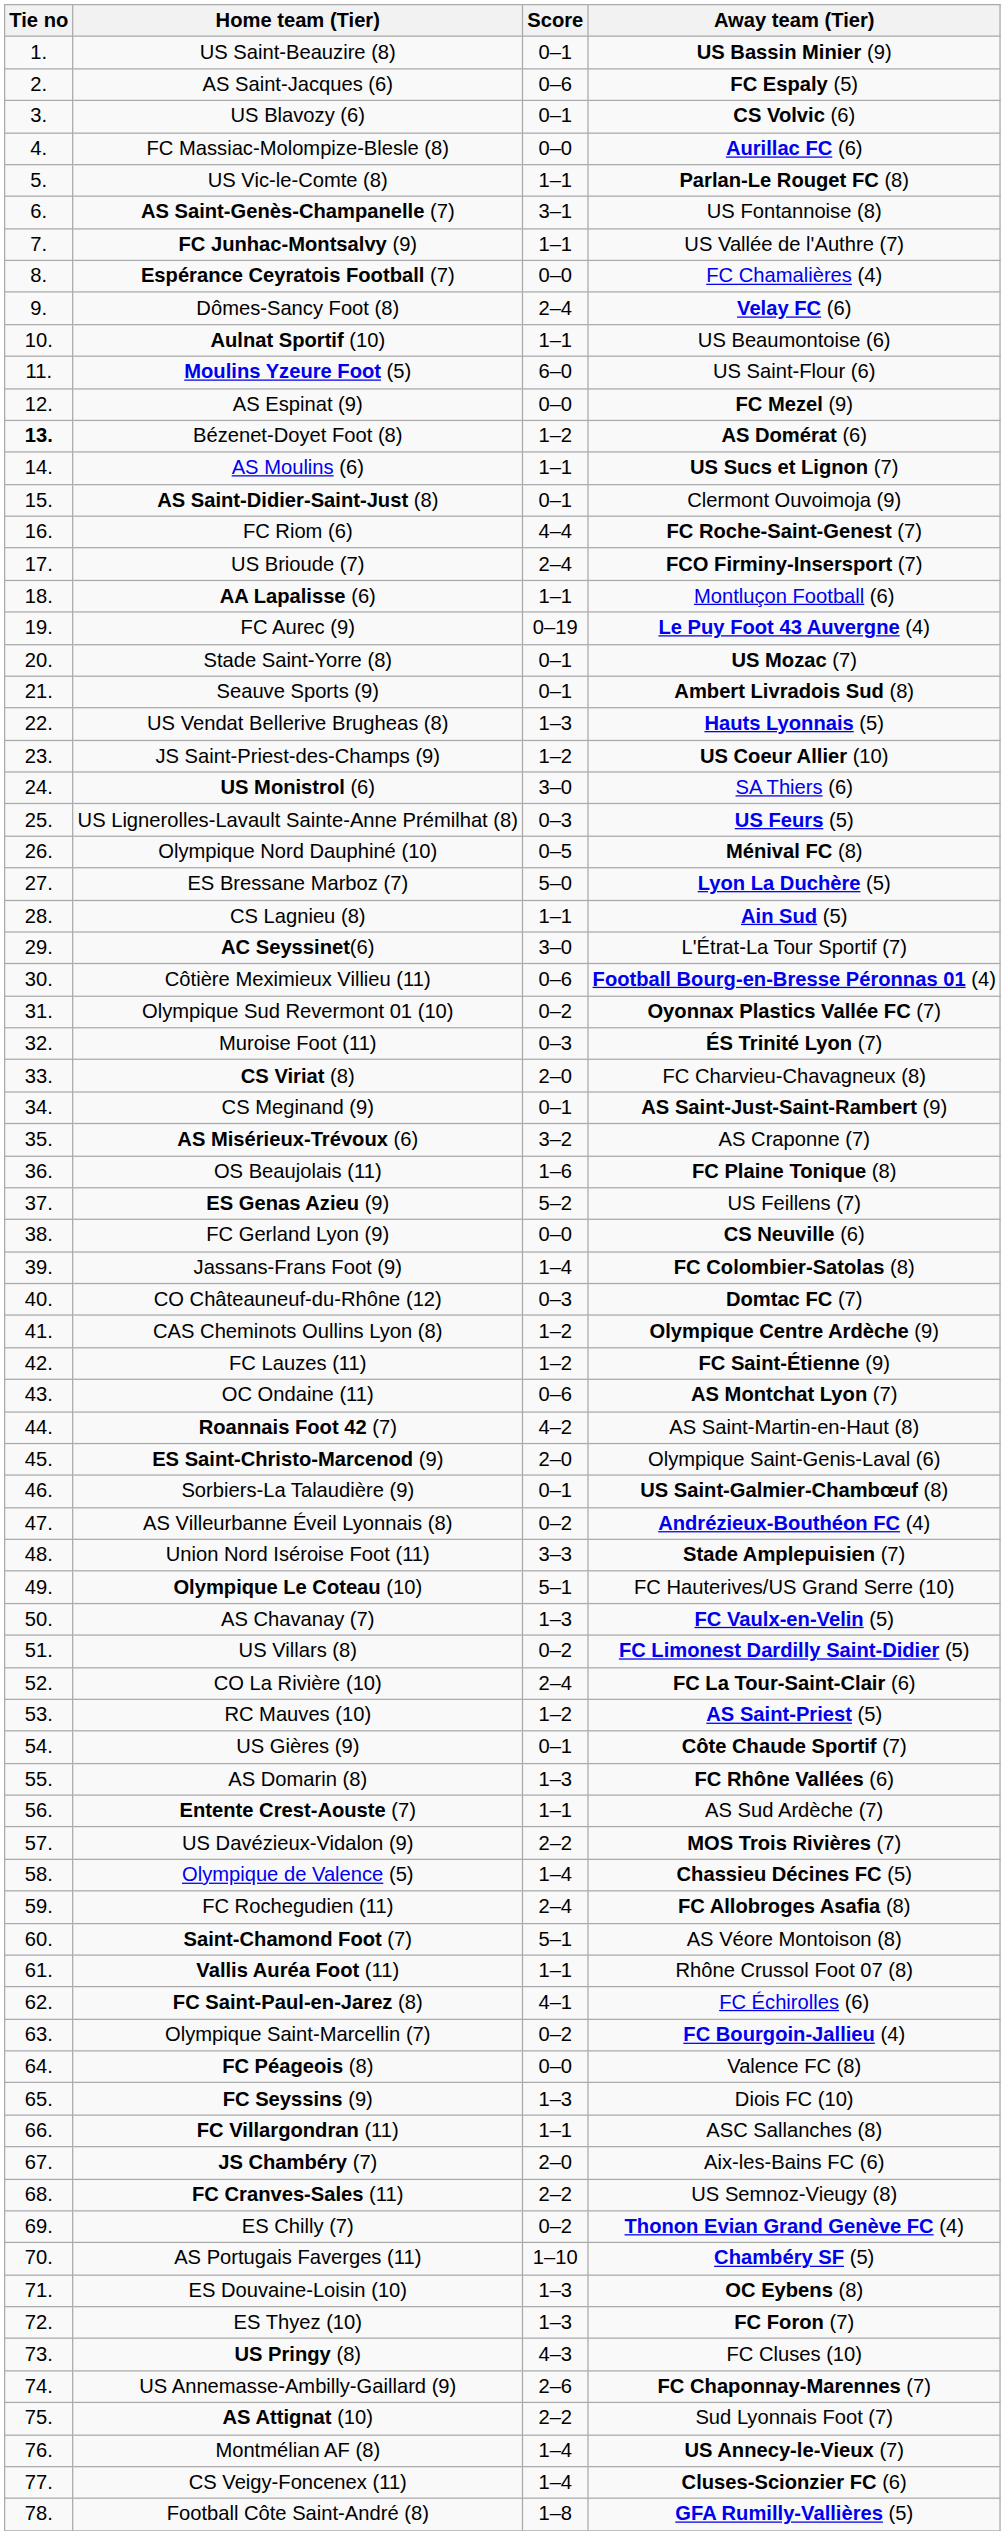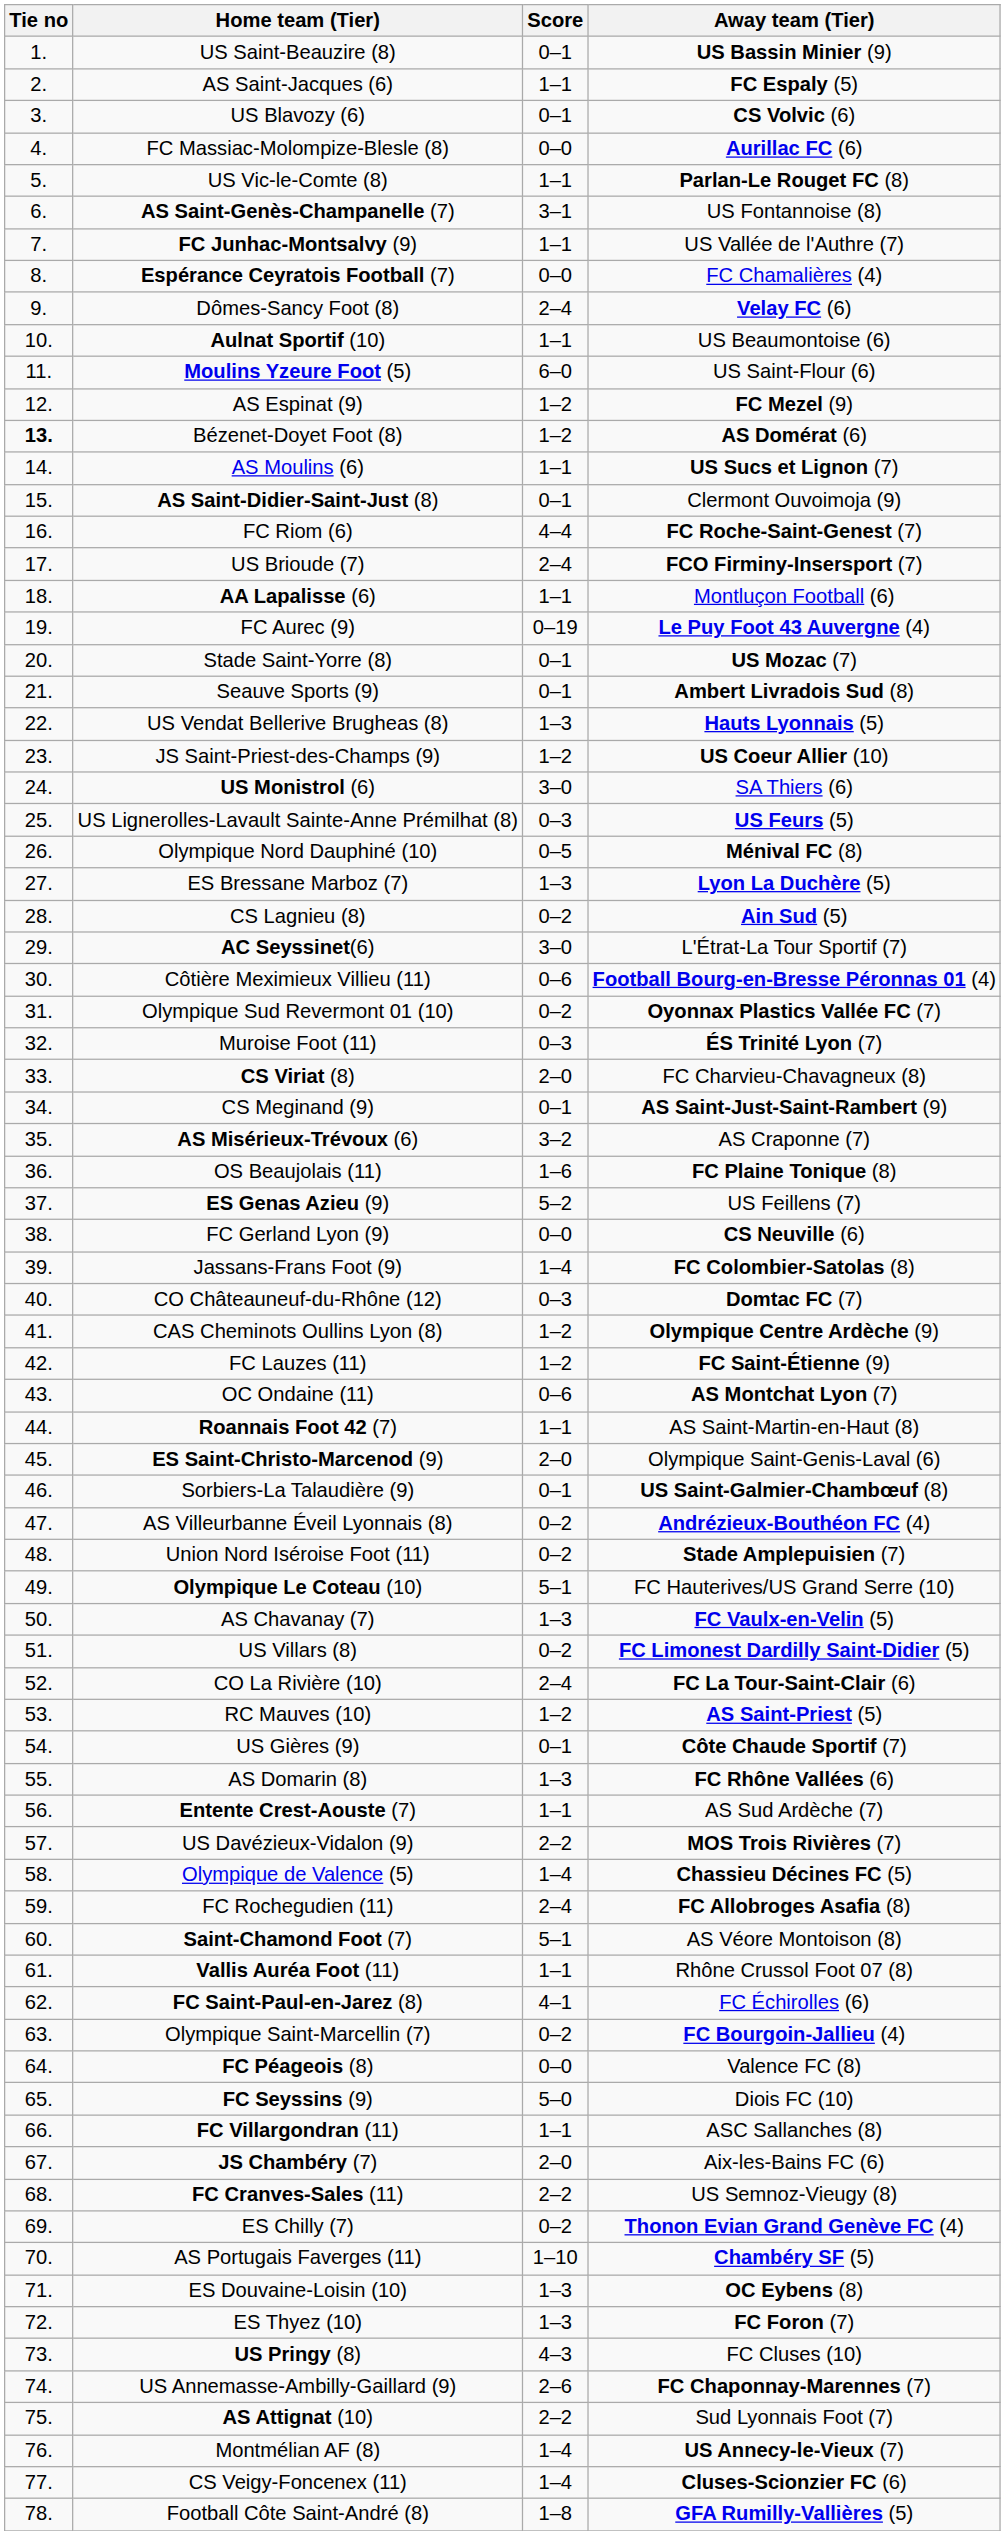(555, 84) 0–6 -> (555, 84) 1–1
(555, 404) 0–0 -> (555, 404) 1–2
(555, 883) 5–0 -> (555, 883) 1–3
(555, 915) 1–1 -> (555, 915) 0–2
(555, 1427) 4–2 -> (555, 1427) 1–1
(555, 1555) 3–3 -> (555, 1555) 0–2
(555, 2098) 1–3 -> (555, 2098) 5–0
